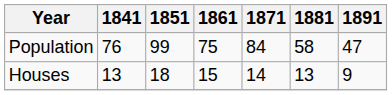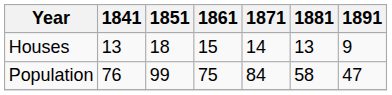rows swapped: (51, 47) <-> (39, 75)
